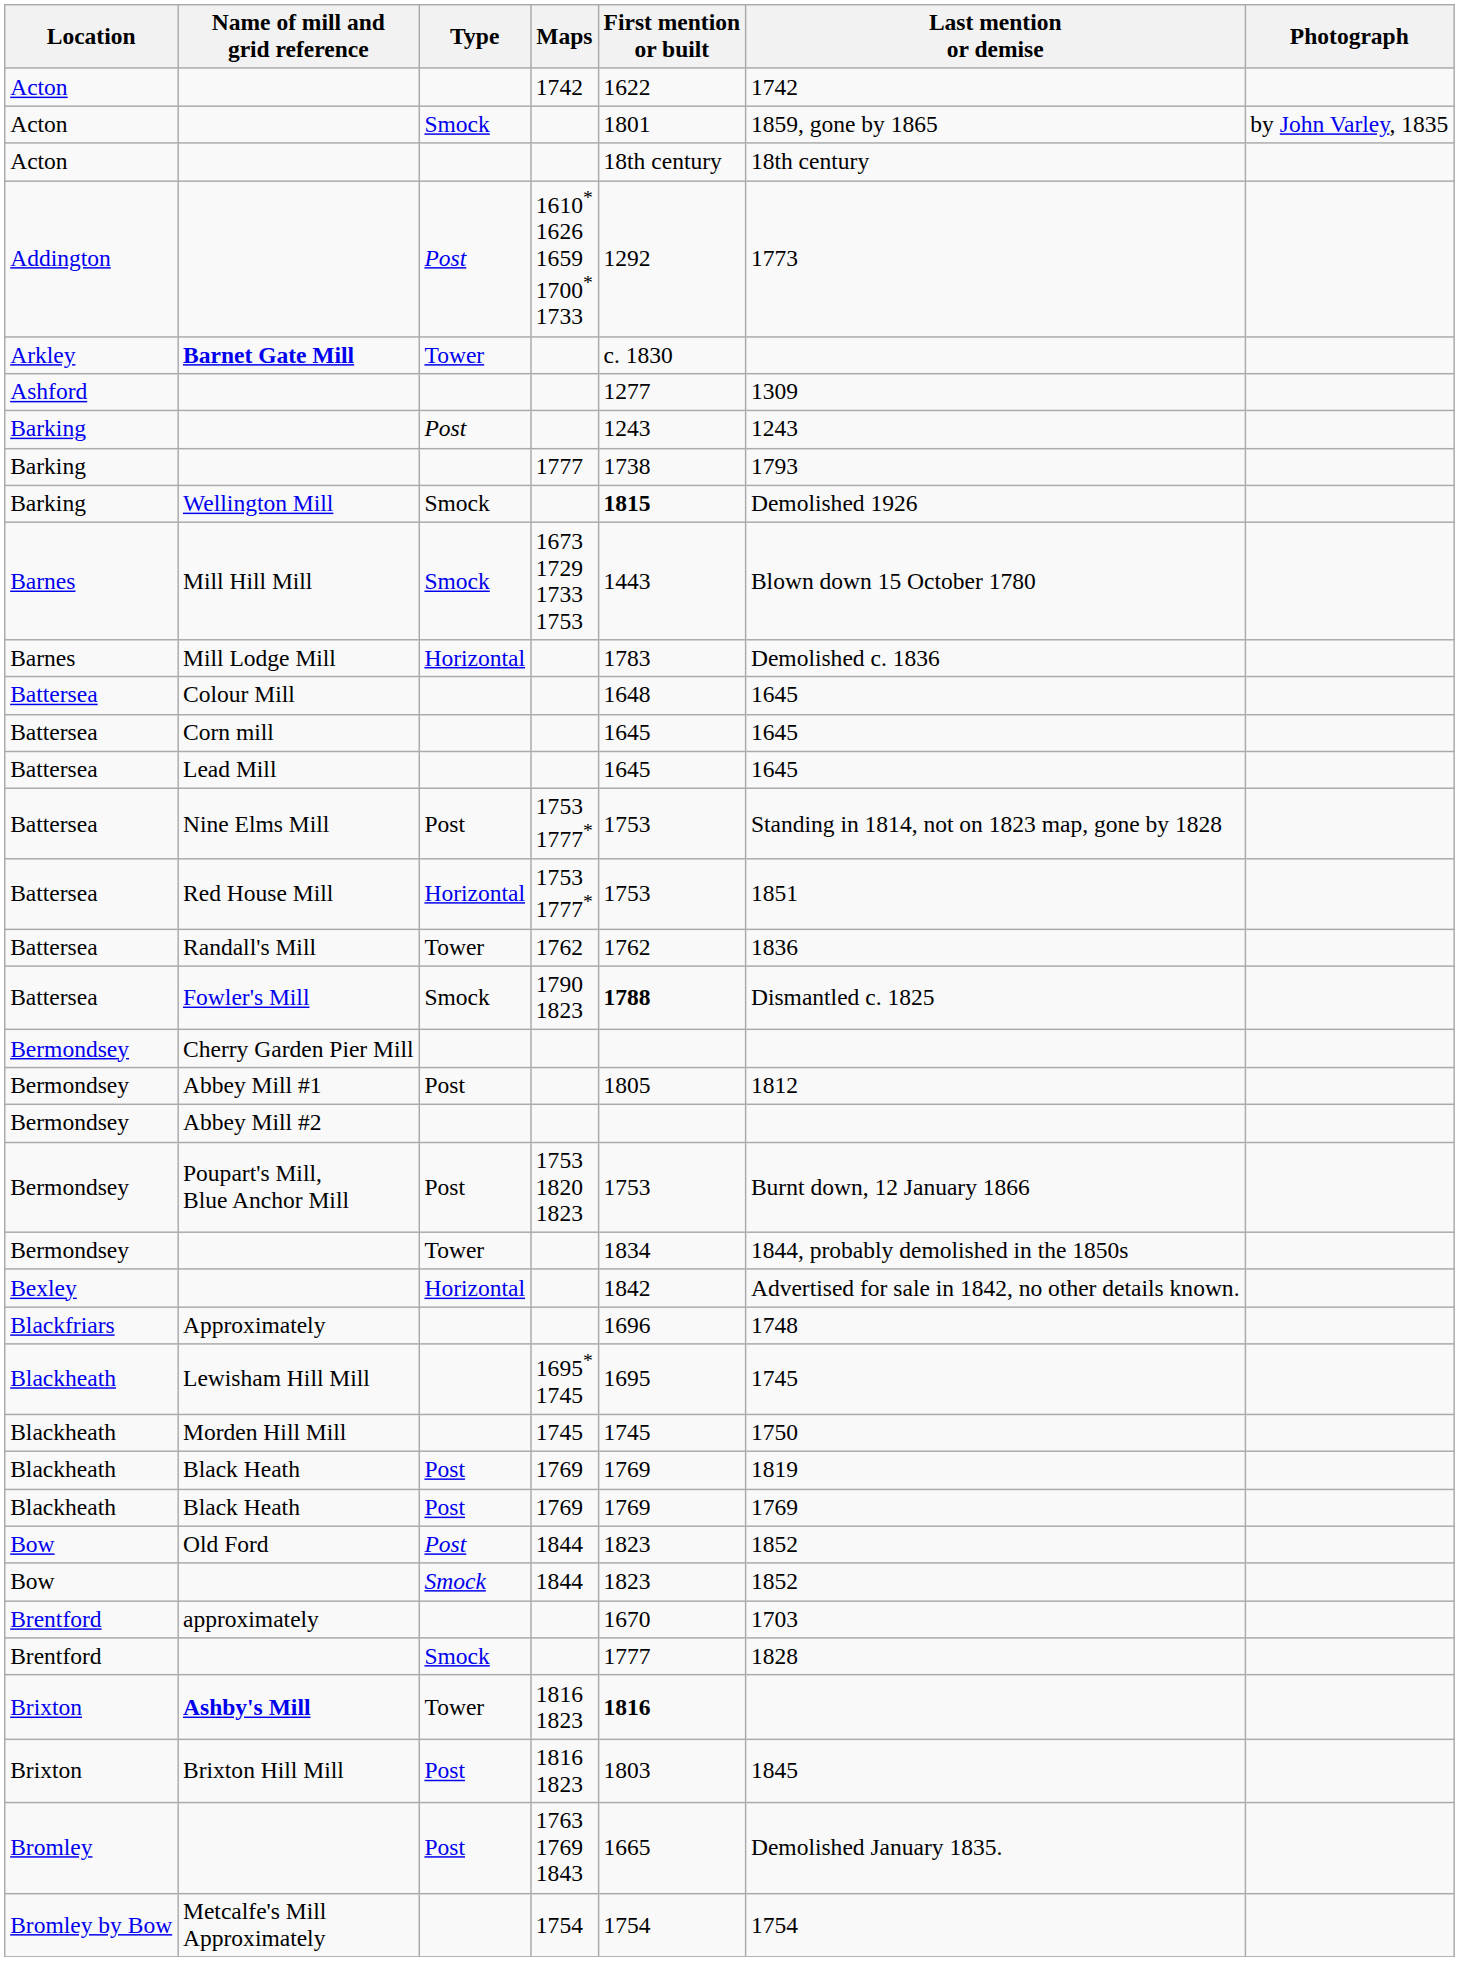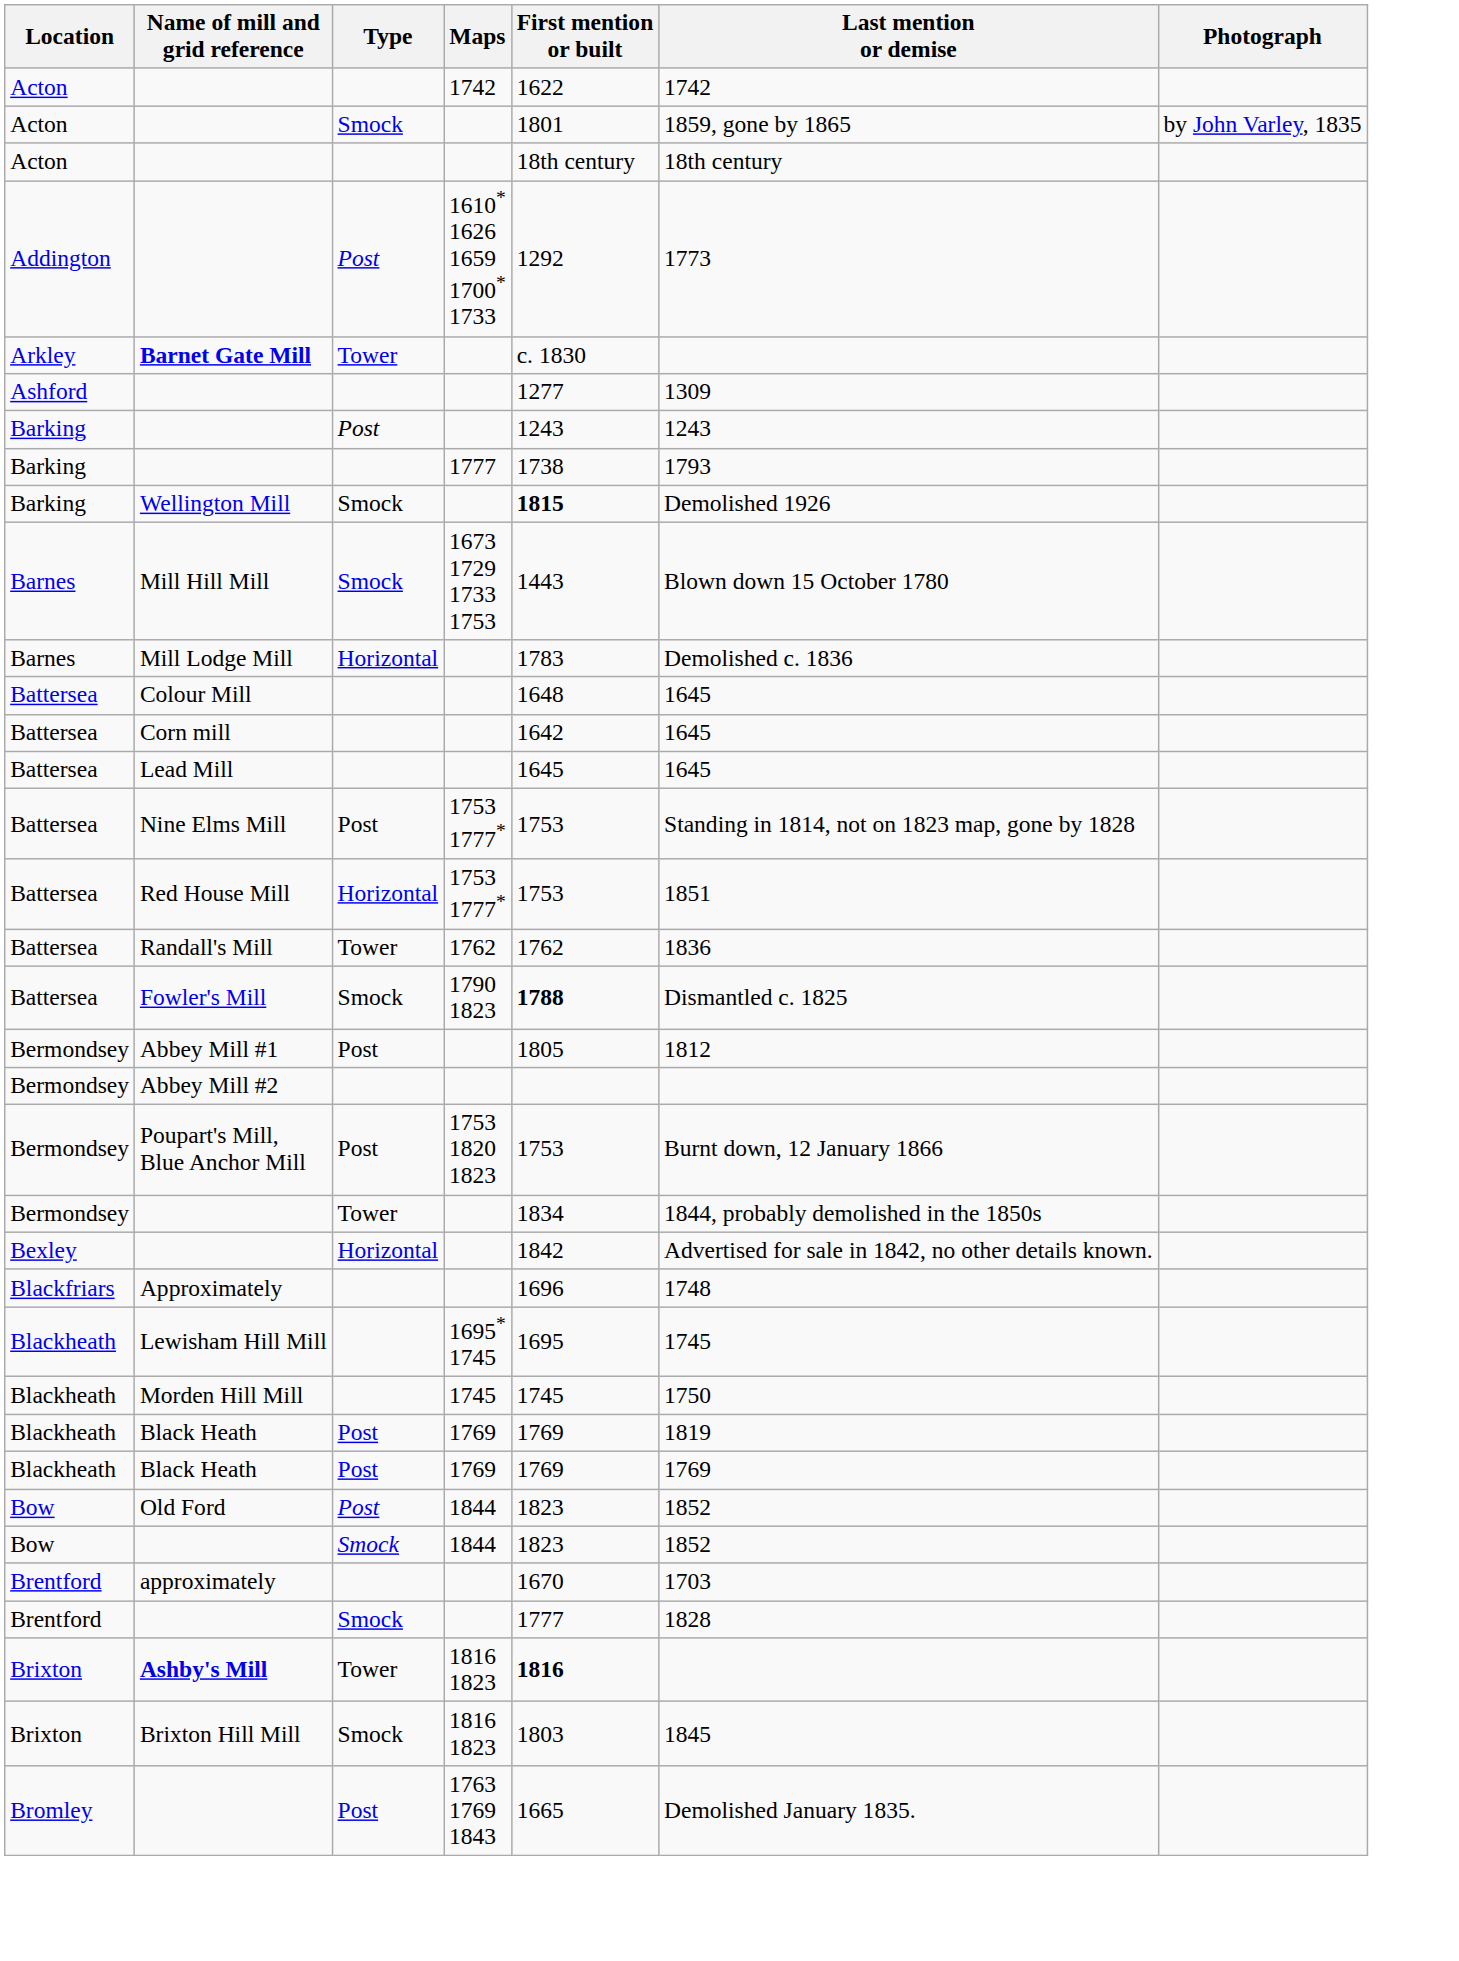(627, 732) 1645 -> (540, 732) 1642
- row: (70, 1048)
(445, 1770) Post -> (370, 1733) Smock
- row: (91, 1924)
